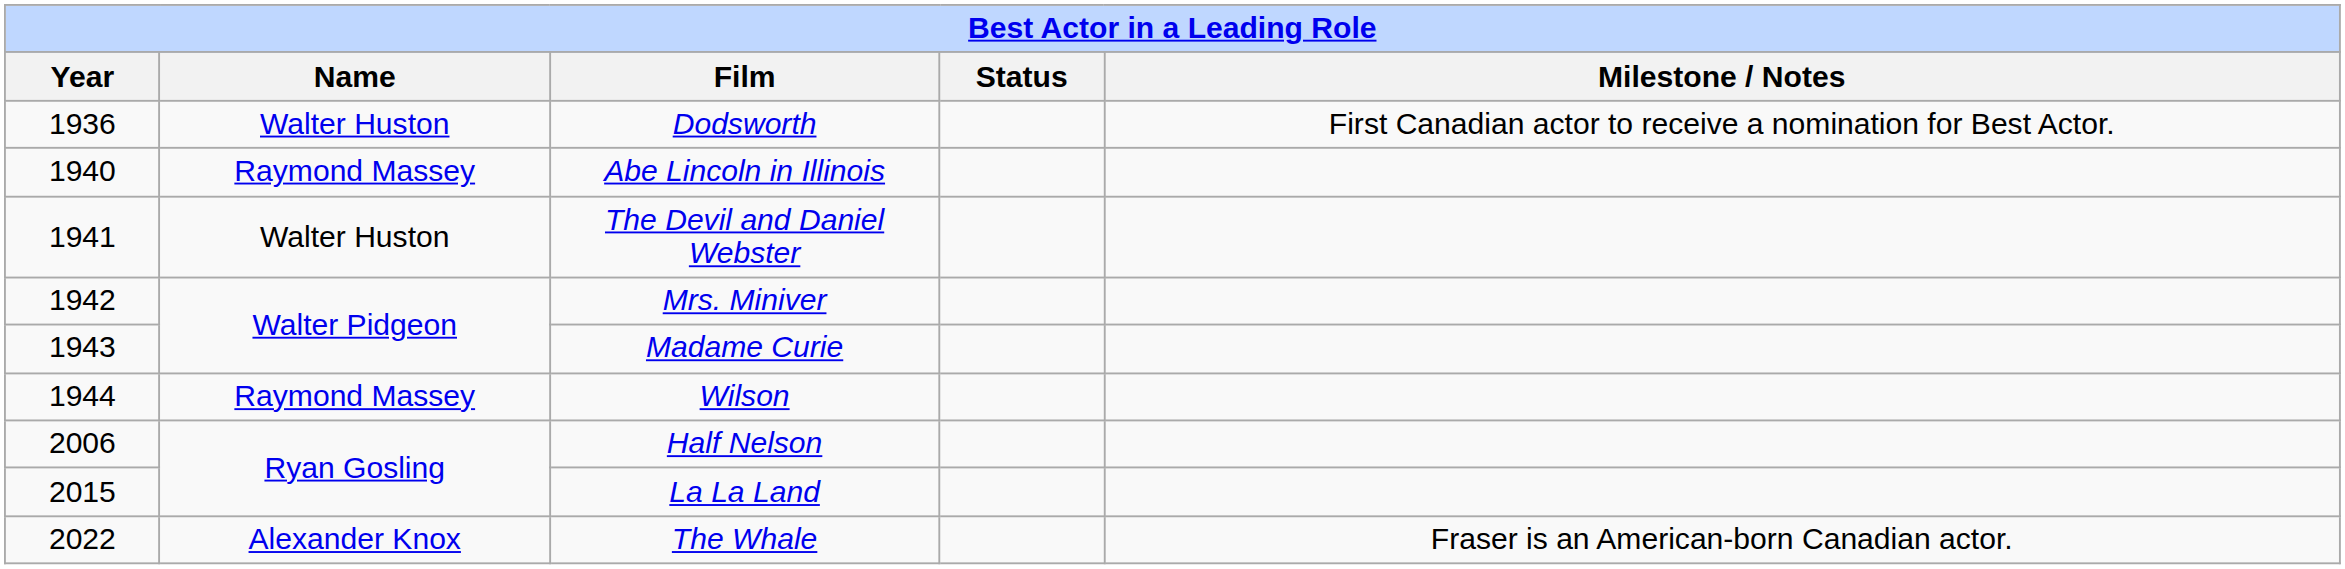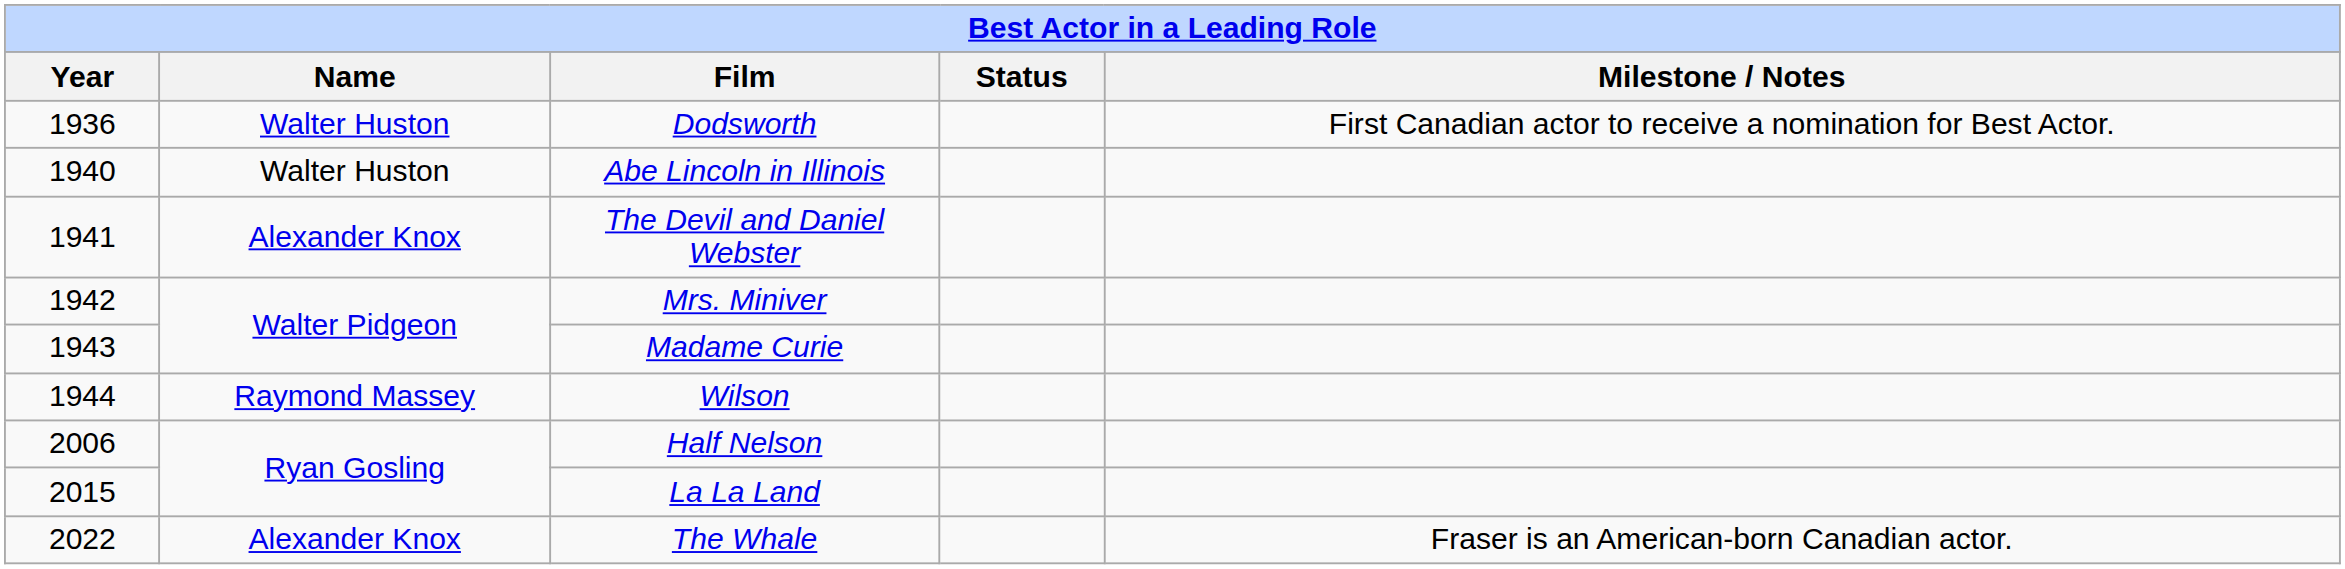(355, 171) Raymond Massey -> (355, 171) Walter Huston
(355, 236) Walter Huston -> (355, 236) Alexander Knox
